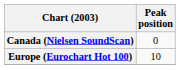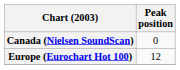(156, 56) 10 -> (156, 56) 12
